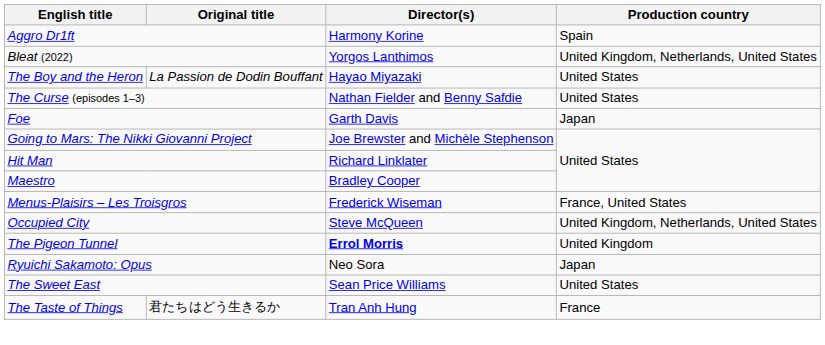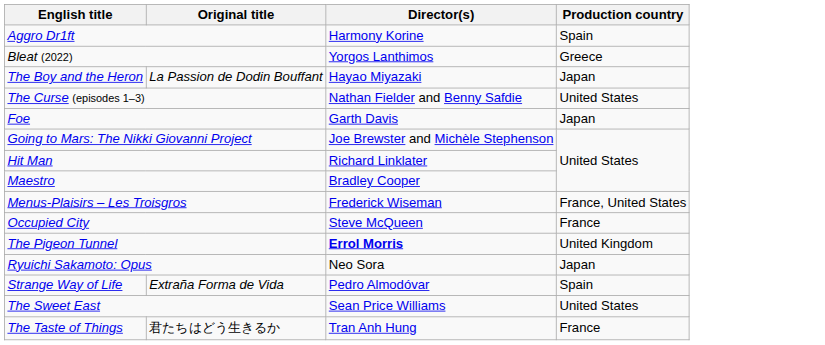(688, 56) United Kingdom, Netherlands, United States -> (581, 56) Greece
(599, 77) United States -> (577, 77) Japan
(688, 222) United Kingdom, Netherlands, United States -> (580, 222) France
+ row: (65, 285)
